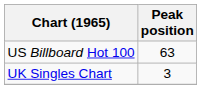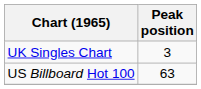rows swapped: (60, 73) <-> (71, 52)
